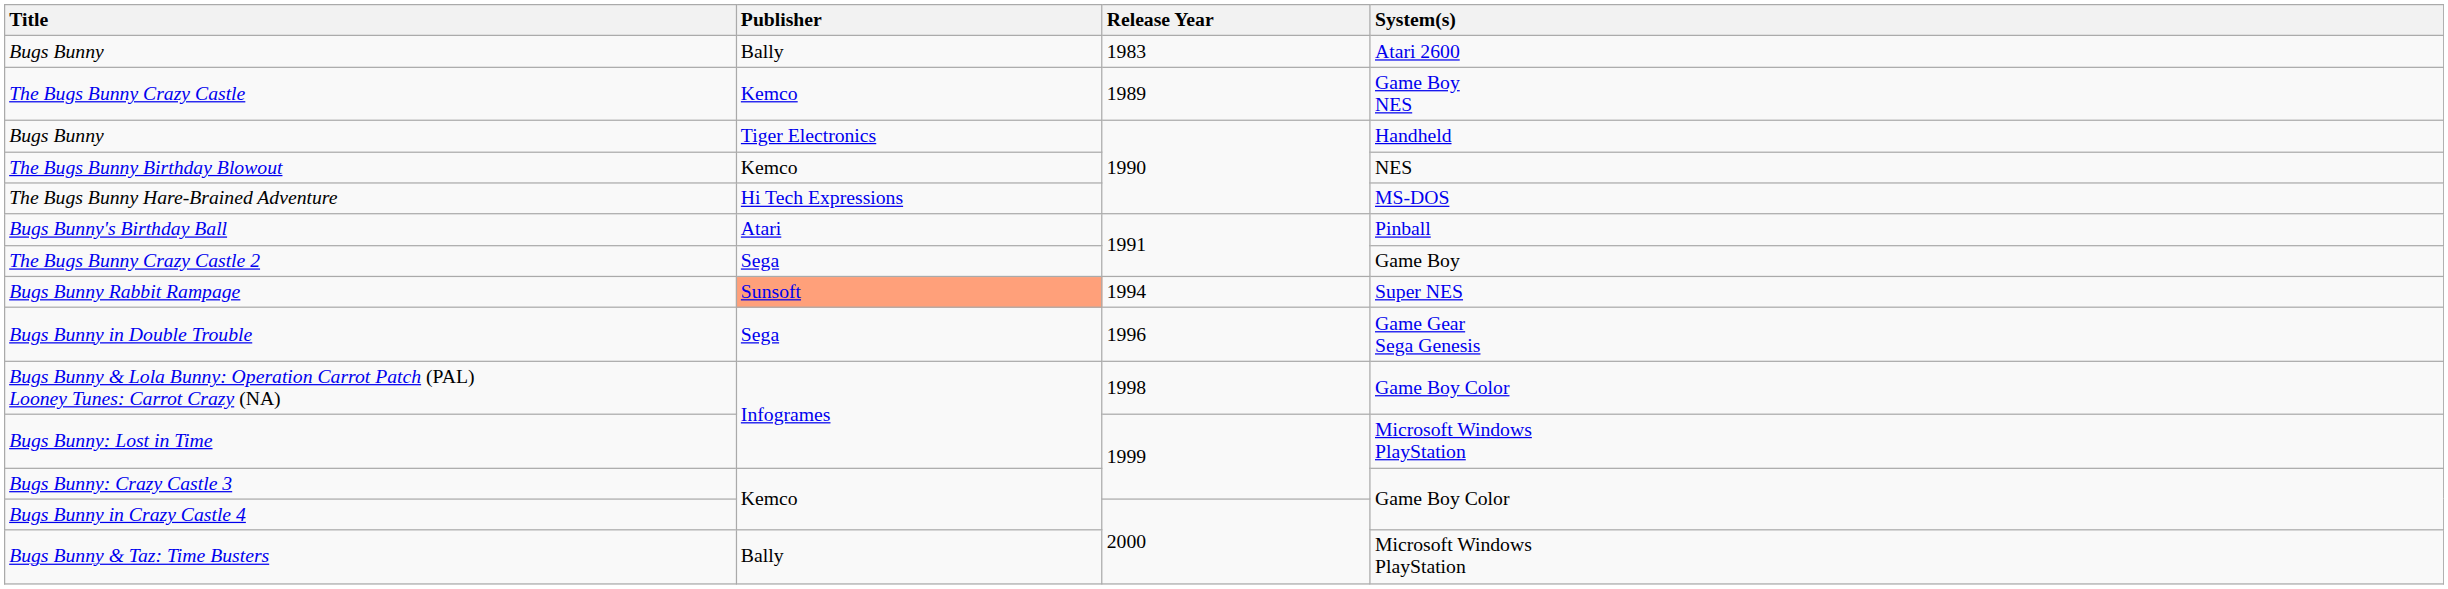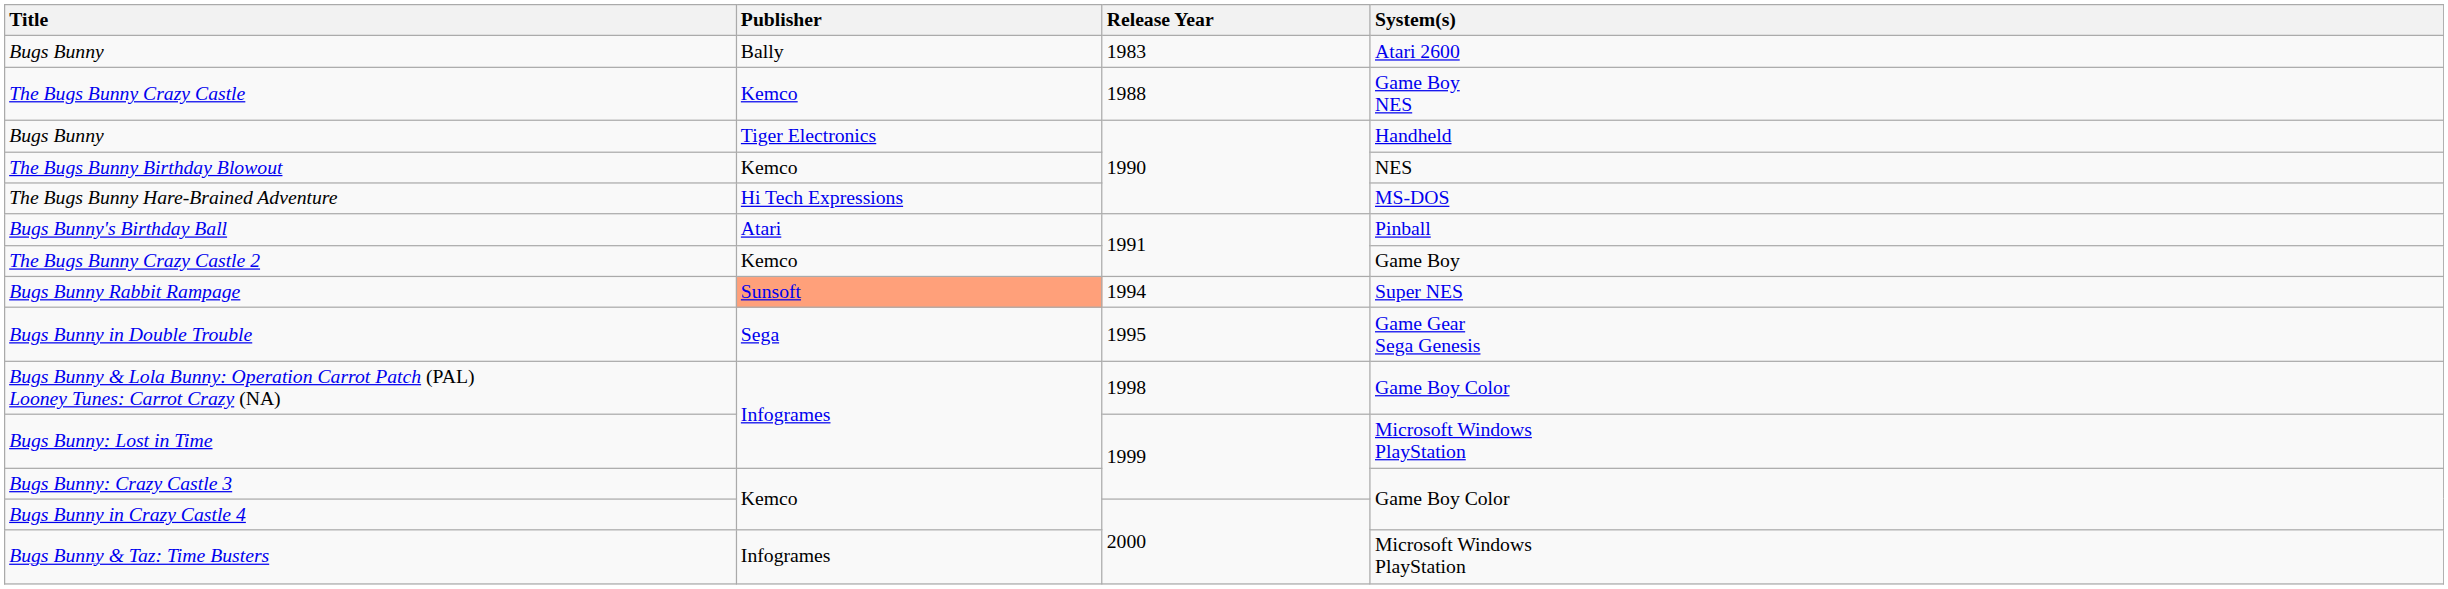(1126, 93) 1989 -> (1126, 93) 1988
(760, 260) Sega -> (769, 260) Kemco
(1126, 334) 1996 -> (1126, 334) 1995
(762, 556) Bally -> (786, 556) Infogrames
